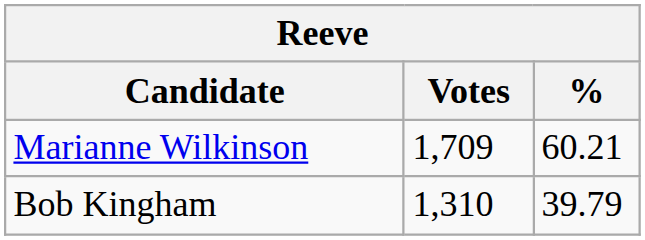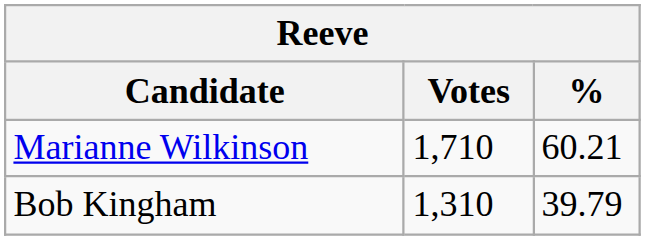(453, 147) 1,709 -> (453, 147) 1,710
